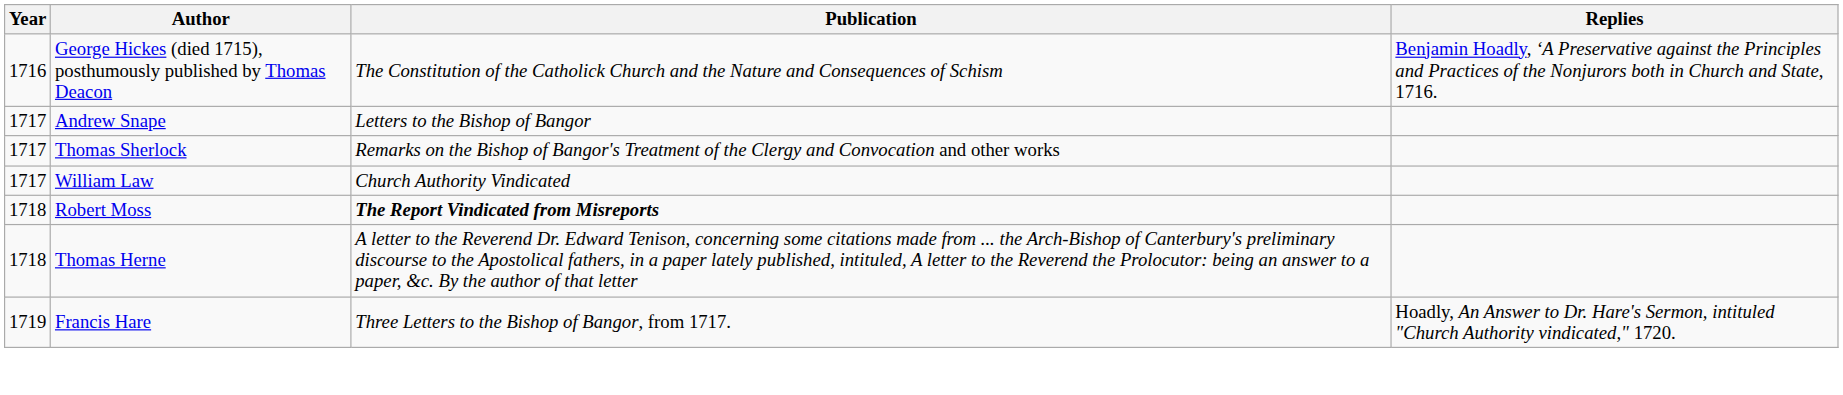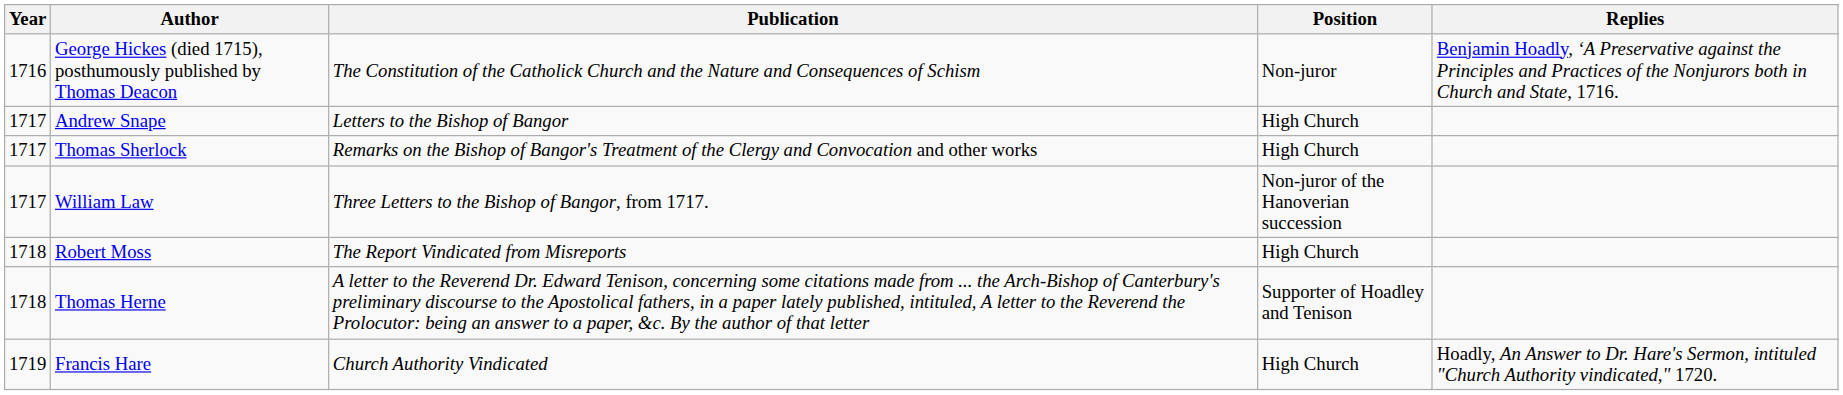+ column: (1345, 19)
(463, 180) Church Authority Vindicated -> (521, 201) Three Letters to the Bishop of Bangor, from 1717.
(507, 209) bold -> (480, 252) normal
(543, 321) Three Letters to the Bishop of Bangor, from 1717. -> (440, 364) Church Authority Vindicated
